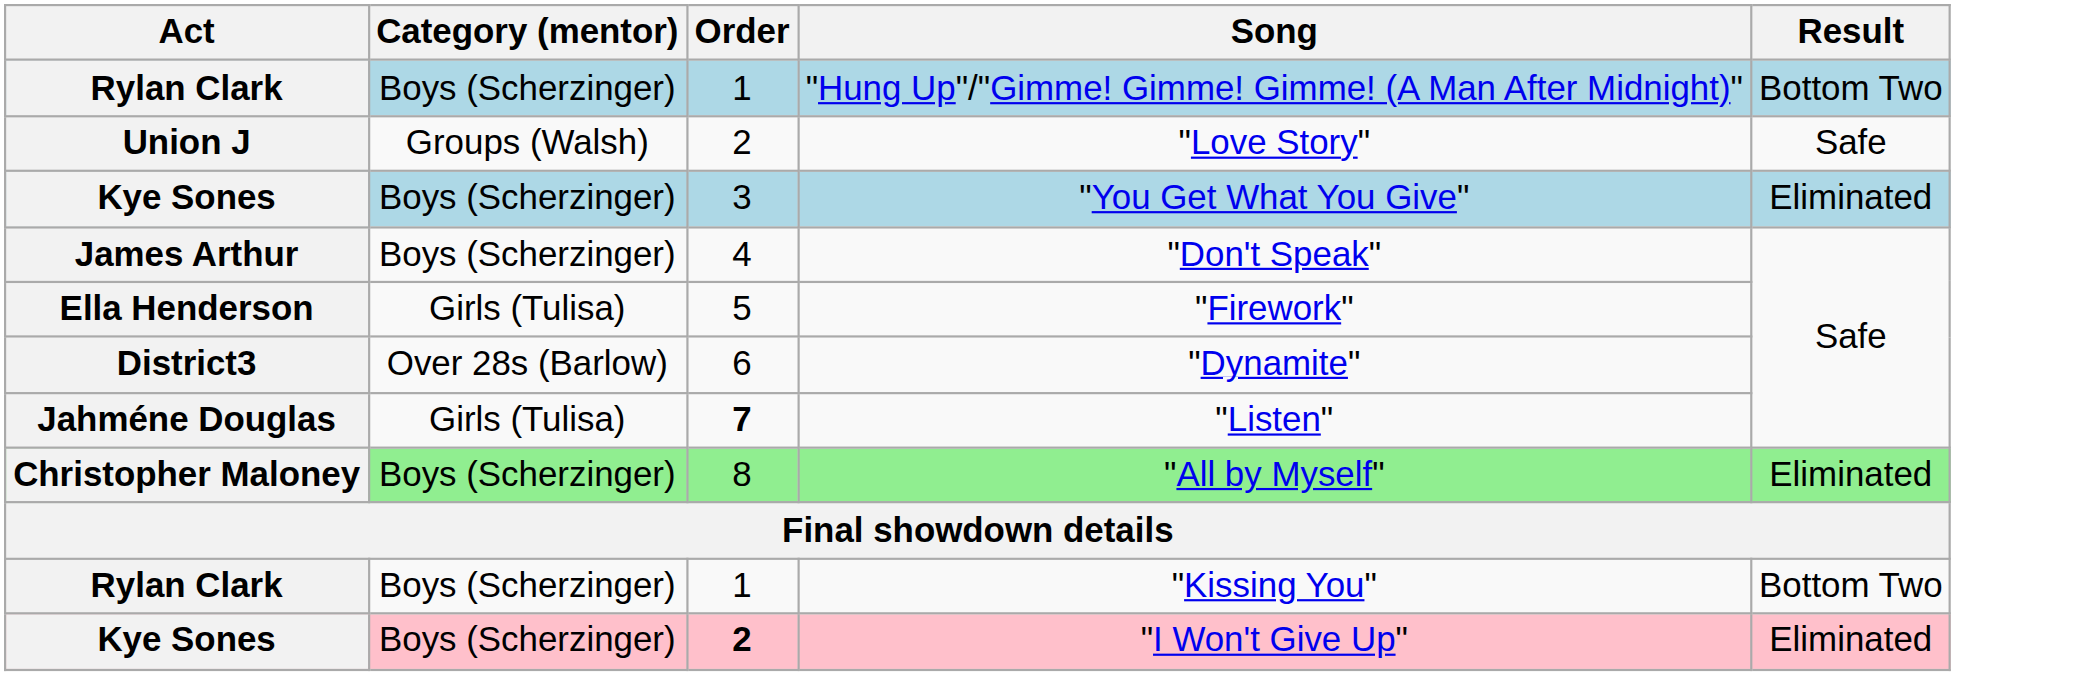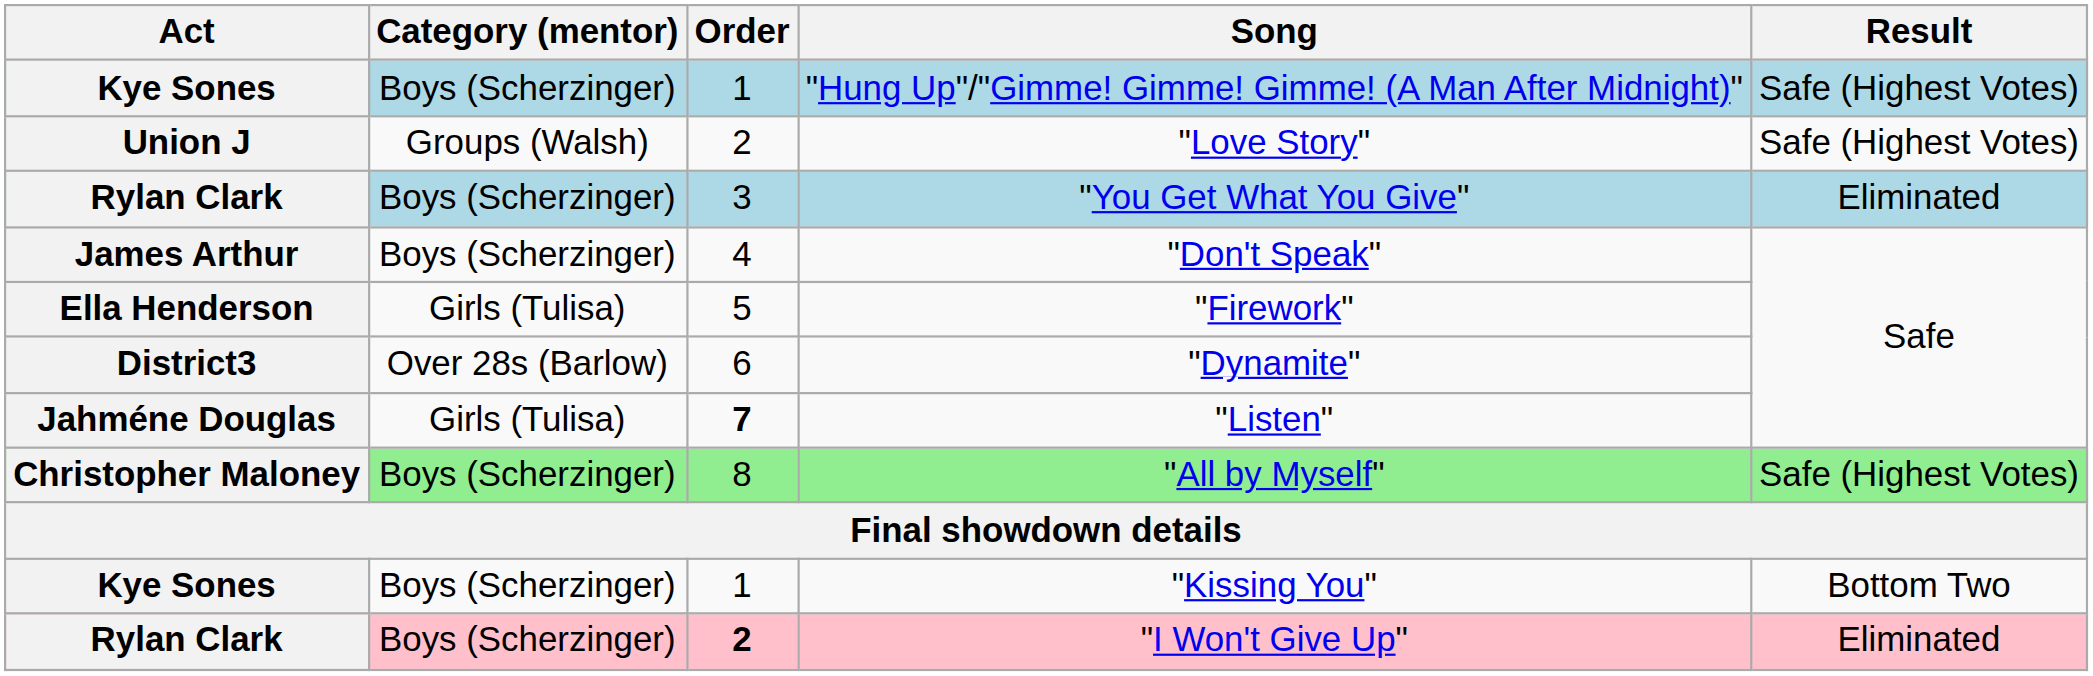(187, 87) Rylan Clark -> (187, 87) Kye Sones
(1851, 87) Bottom Two -> (1919, 87) Safe (Highest Votes)
(1851, 142) Safe -> (1919, 142) Safe (Highest Votes)
(187, 198) Kye Sones -> (187, 198) Rylan Clark
(1851, 474) Eliminated -> (1919, 474) Safe (Highest Votes)
(187, 585) Rylan Clark -> (187, 585) Kye Sones
(187, 640) Kye Sones -> (187, 640) Rylan Clark
